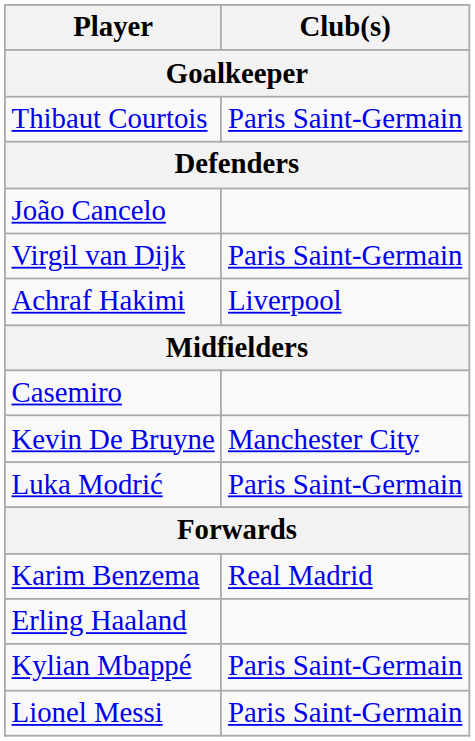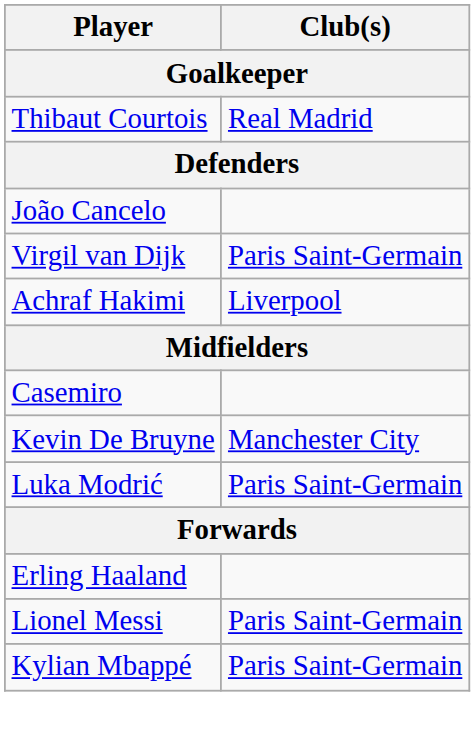(345, 118) Paris Saint-Germain -> (300, 118) Real Madrid
- row: (106, 575)
rows swapped: (102, 666) <-> (87, 712)
